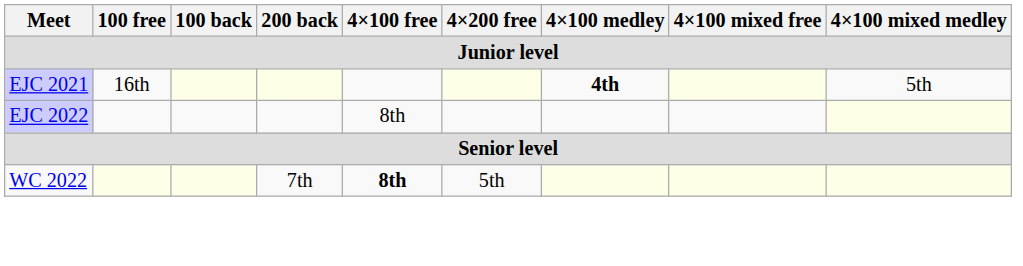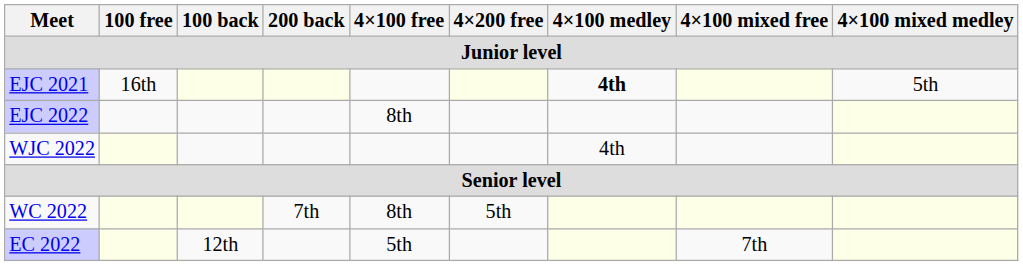+ row: (52, 148)
(392, 180) bold -> (399, 212) normal
+ row: (45, 244)
